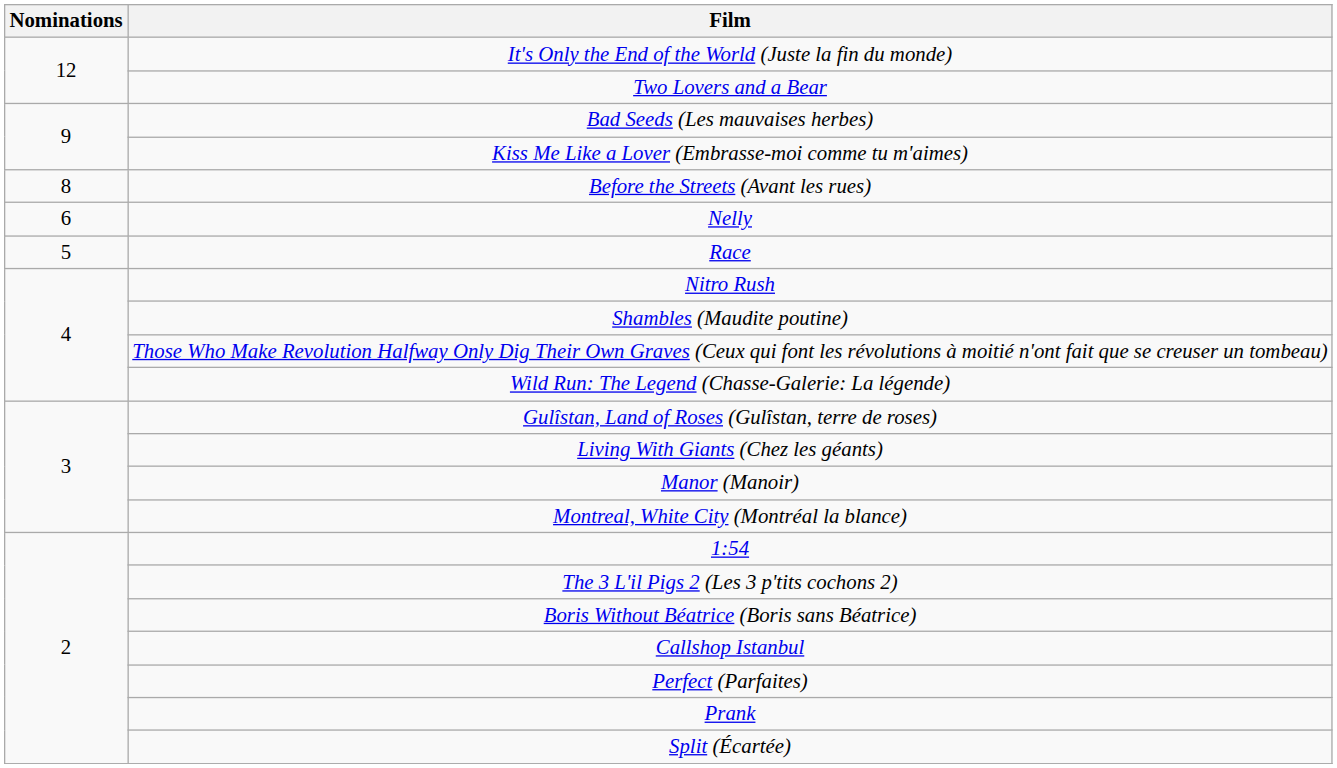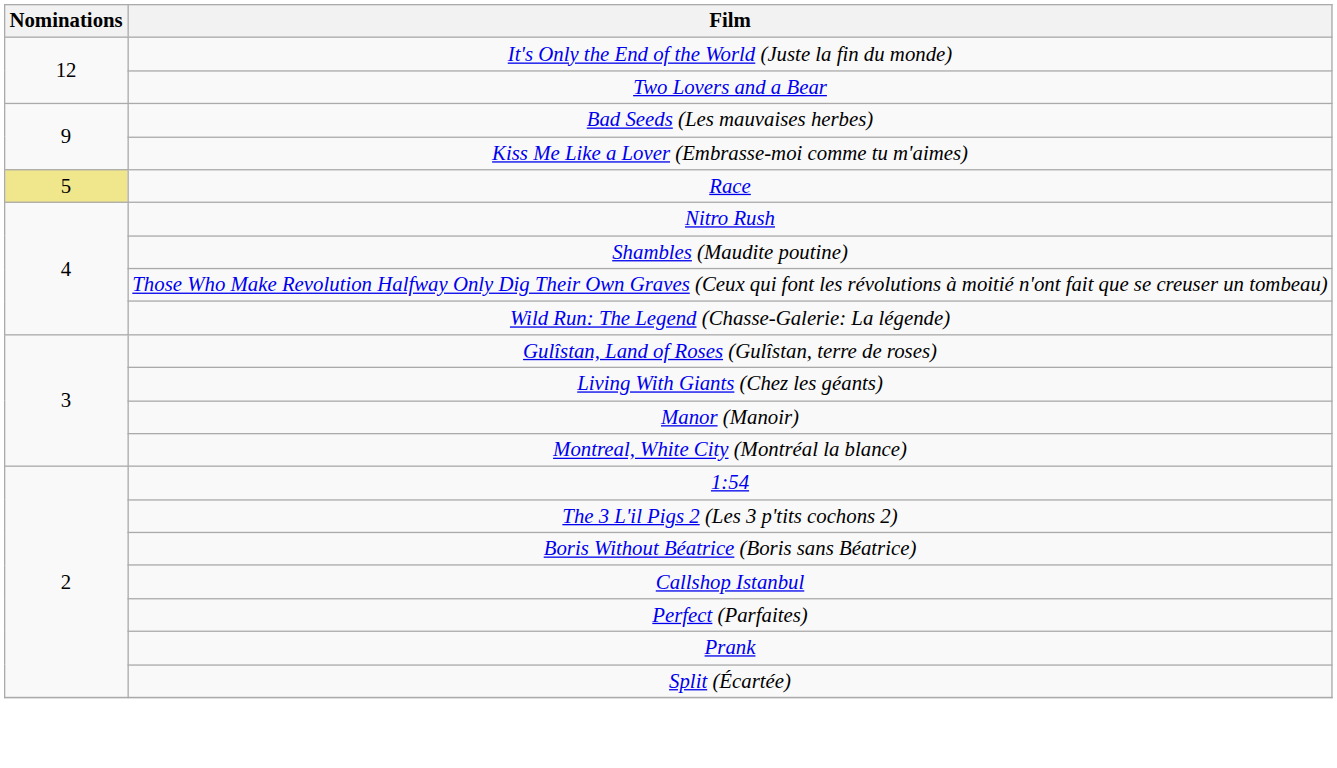- row: (730, 185)
- row: (730, 218)
(66, 251) no background -> (66, 185) khaki background
